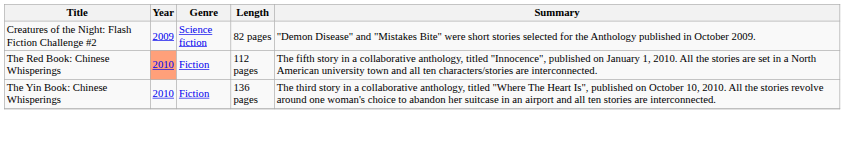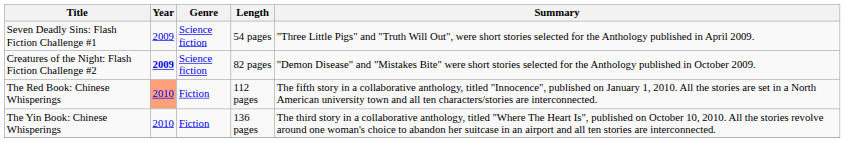+ row: (62, 36)
(163, 36) normal -> (163, 65) bold
